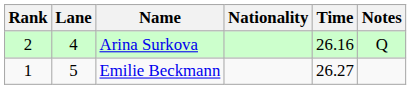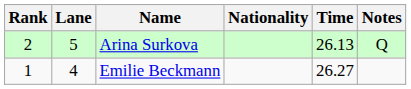(74, 44) 4 -> (74, 44) 5
(335, 44) 26.16 -> (335, 44) 26.13
(74, 71) 5 -> (74, 71) 4
